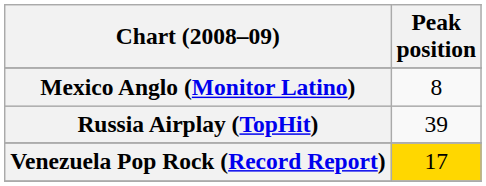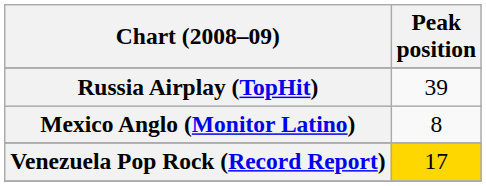rows swapped: (198, 86) <-> (198, 124)
